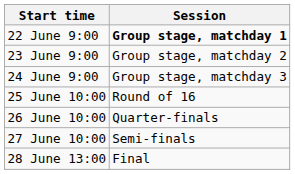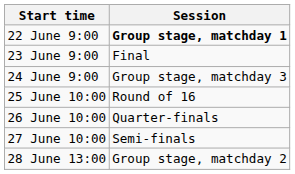(199, 56) Group stage, matchday 2 -> (131, 56) Final
(131, 159) Final -> (199, 159) Group stage, matchday 2
